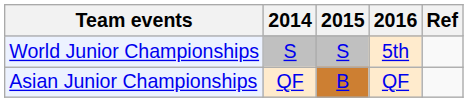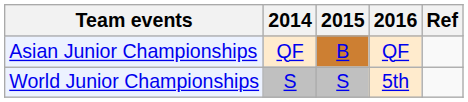rows swapped: (133, 82) <-> (134, 51)
